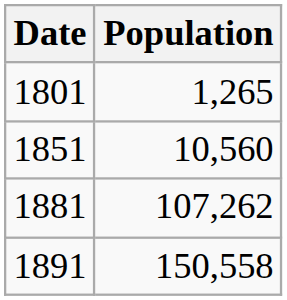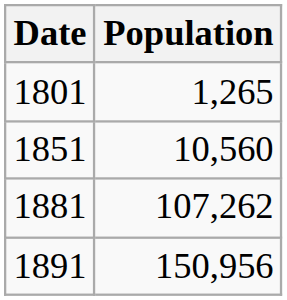(214, 264) 150,558 -> (214, 264) 150,956
